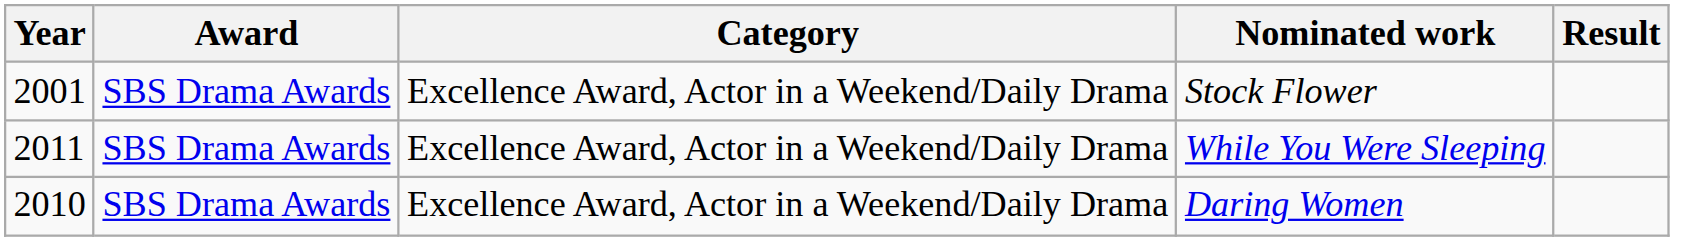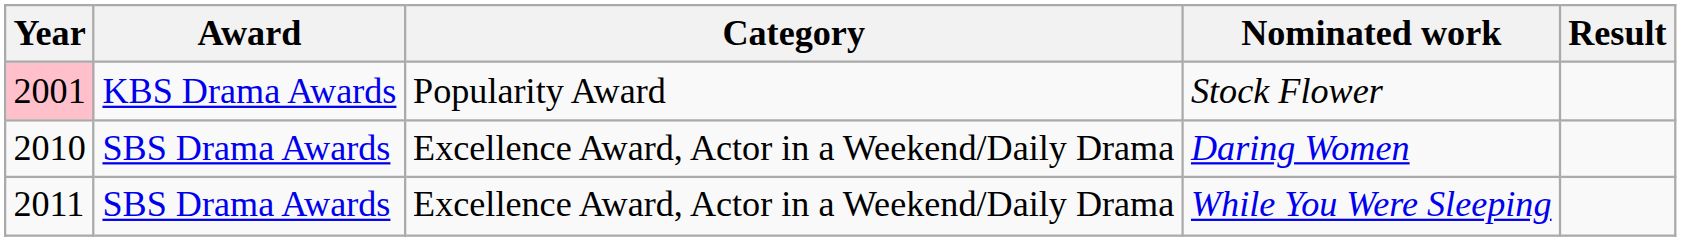(50, 90) no background -> (50, 90) pink background
(246, 90) SBS Drama Awards -> (249, 90) KBS Drama Awards
(788, 90) Excellence Award, Actor in a Weekend/Daily Drama -> (539, 90) Popularity Award
rows swapped: (1294, 205) <-> (1365, 147)
